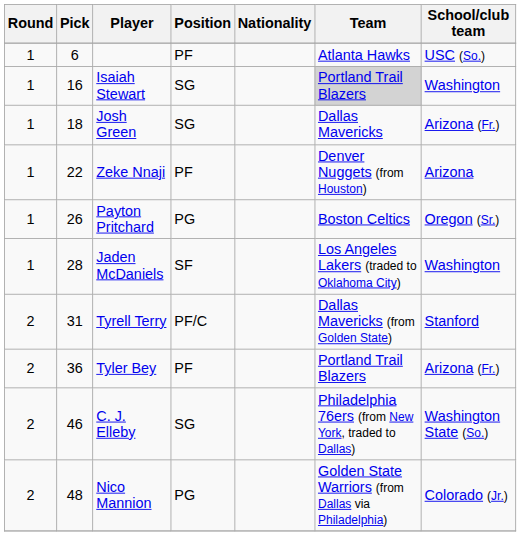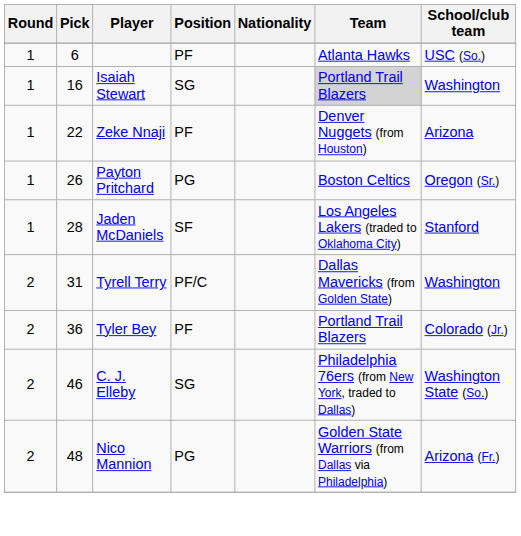- row: (75, 124)
(462, 266) Washington -> (452, 227) Stanford
(452, 321) Stanford -> (462, 282) Washington
(462, 368) Arizona (Fr.) -> (466, 329) Colorado (Jr.)
(466, 495) Colorado (Jr.) -> (462, 456) Arizona (Fr.)
